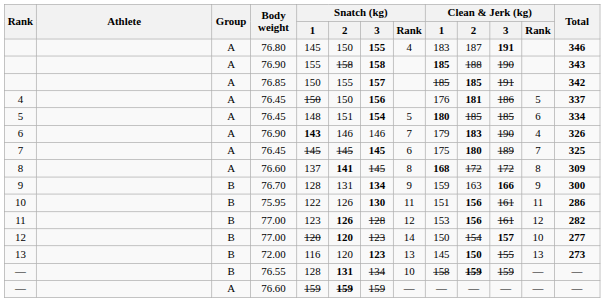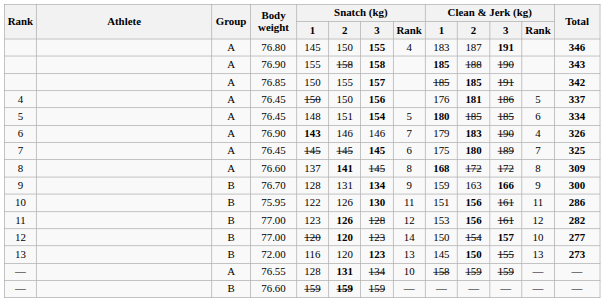(231, 271) B -> (231, 271) A
(474, 271) bold -> (474, 271) normal
(231, 289) A -> (231, 289) B
